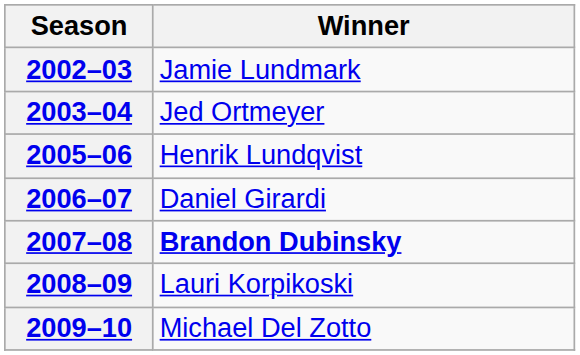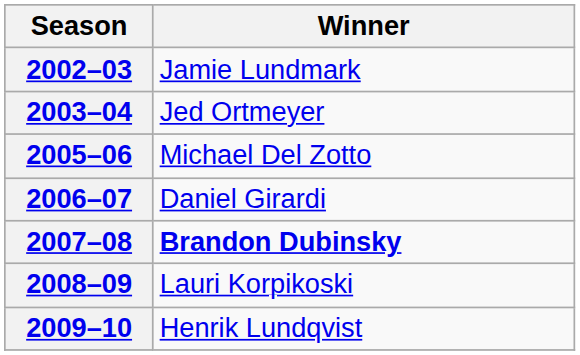(261, 155) Henrik Lundqvist -> (265, 155) Michael Del Zotto
(265, 328) Michael Del Zotto -> (261, 328) Henrik Lundqvist
